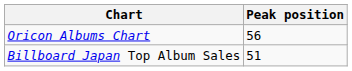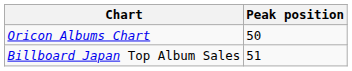(254, 35) 56 -> (254, 35) 50
